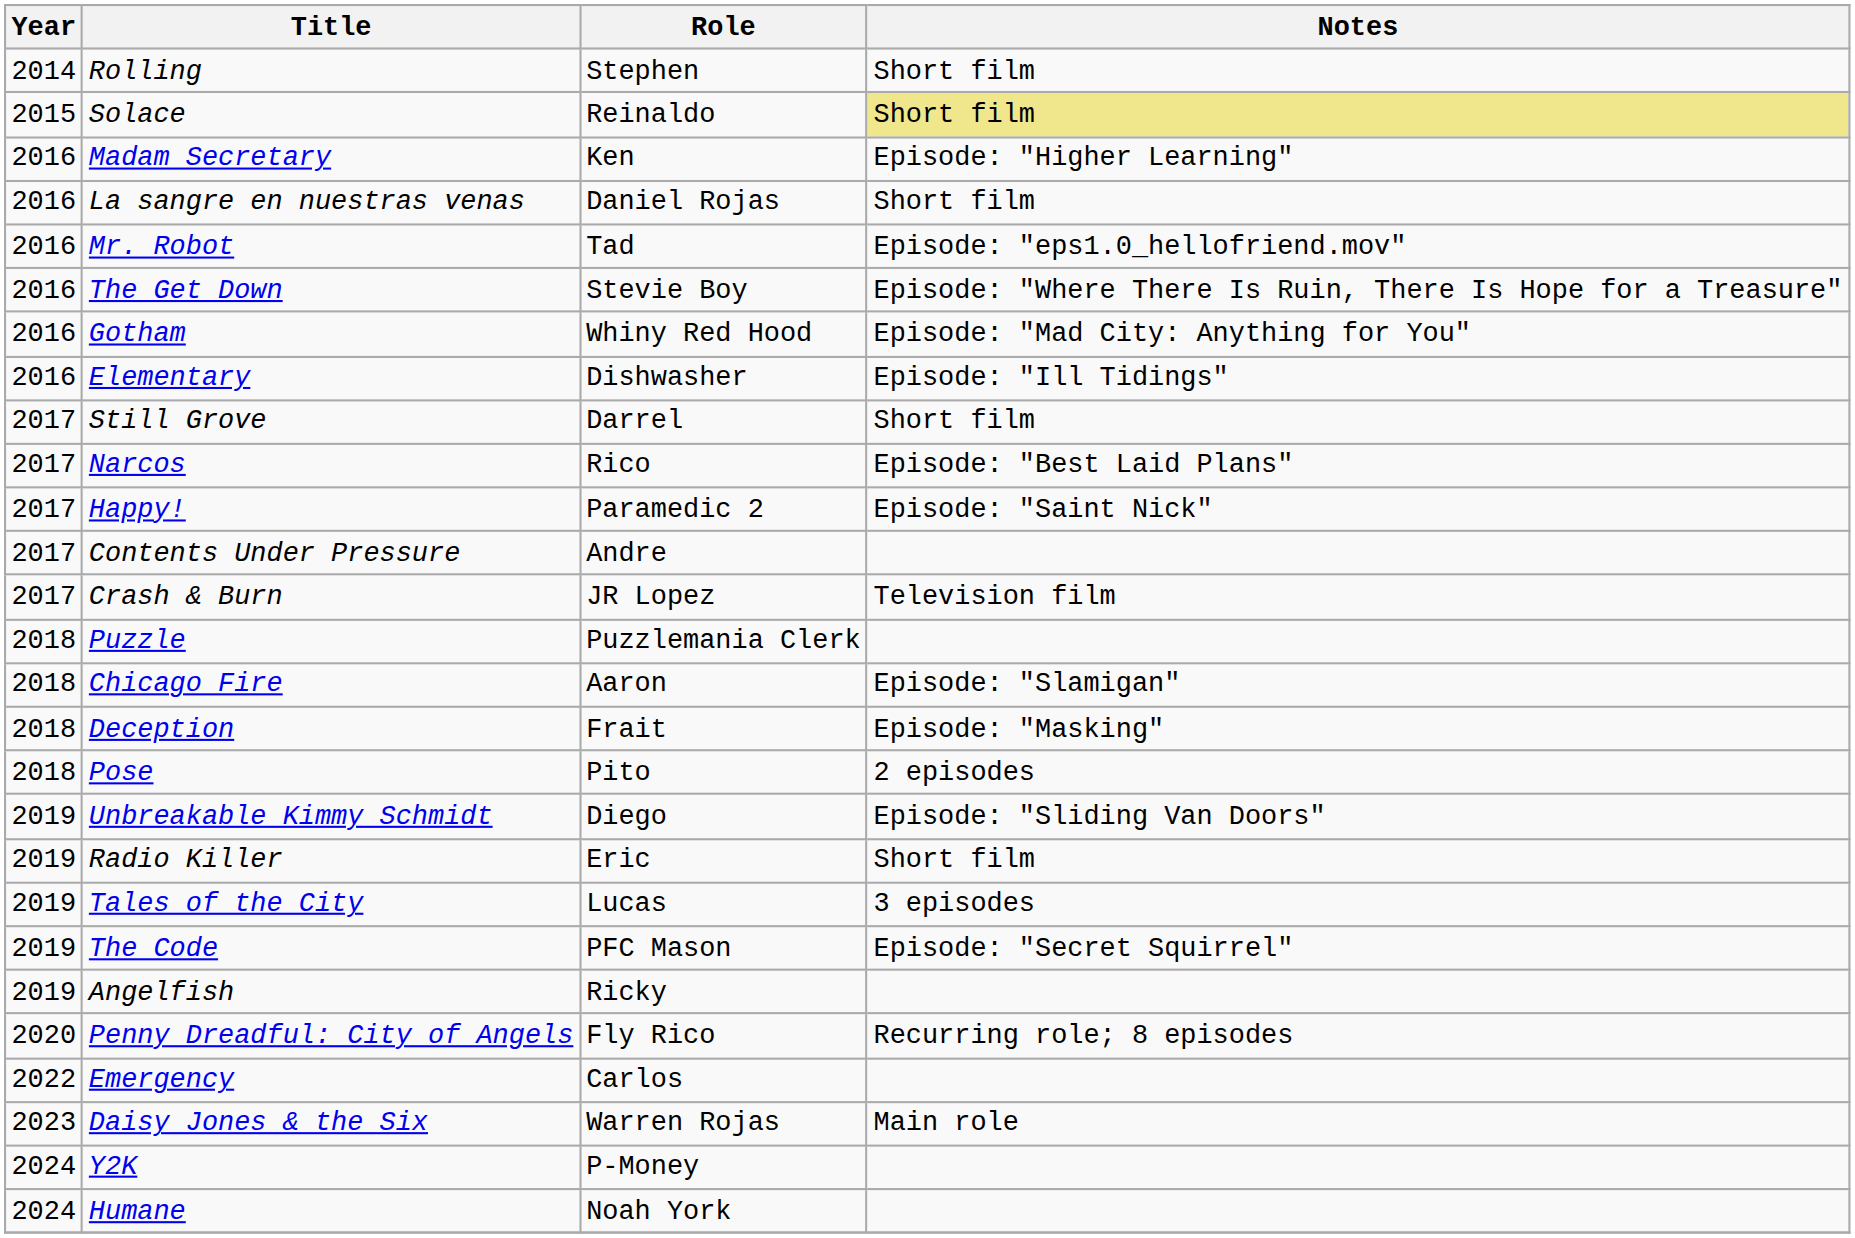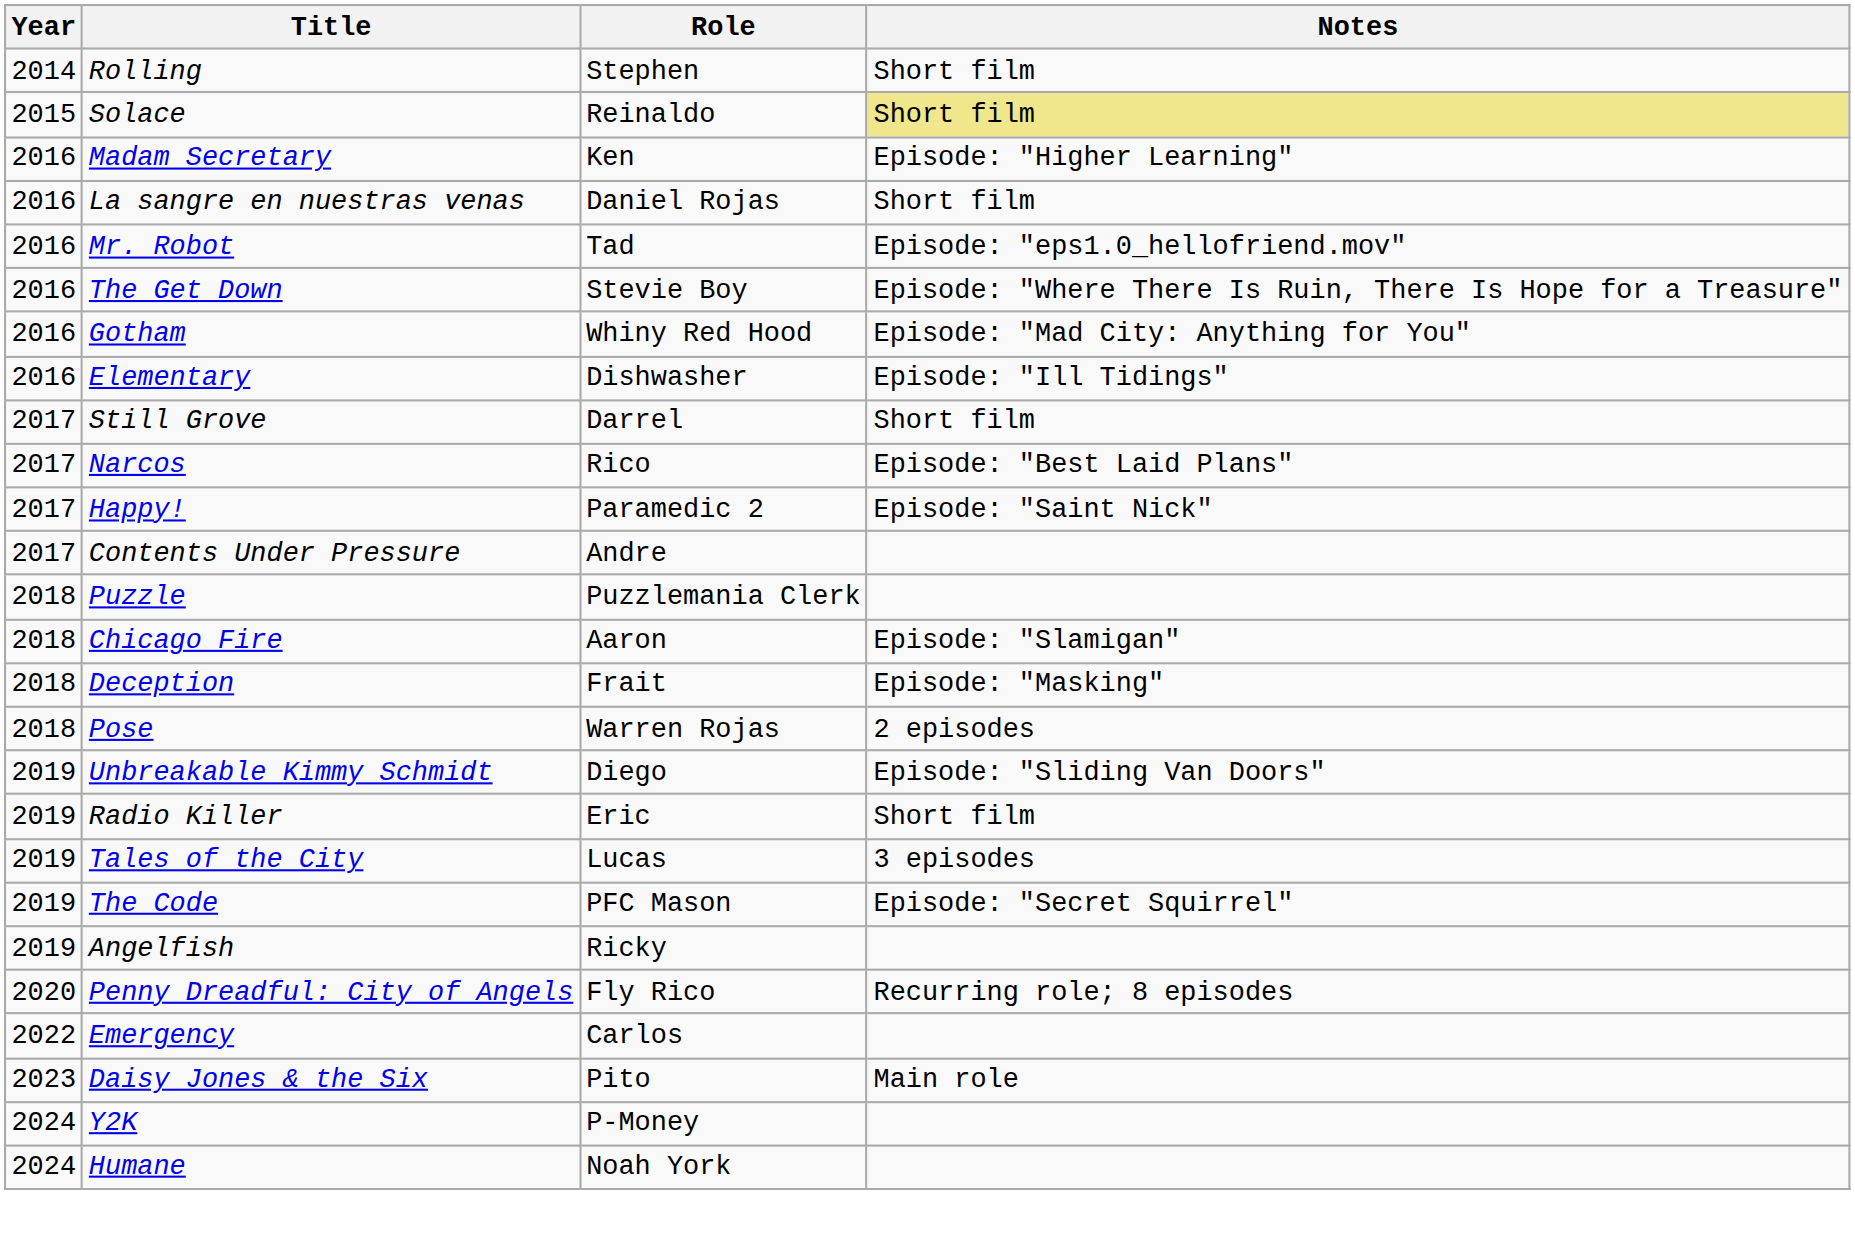- row: (186, 597)
(618, 773) Pito -> (683, 729) Warren Rojas
(683, 1123) Warren Rojas -> (618, 1080) Pito
